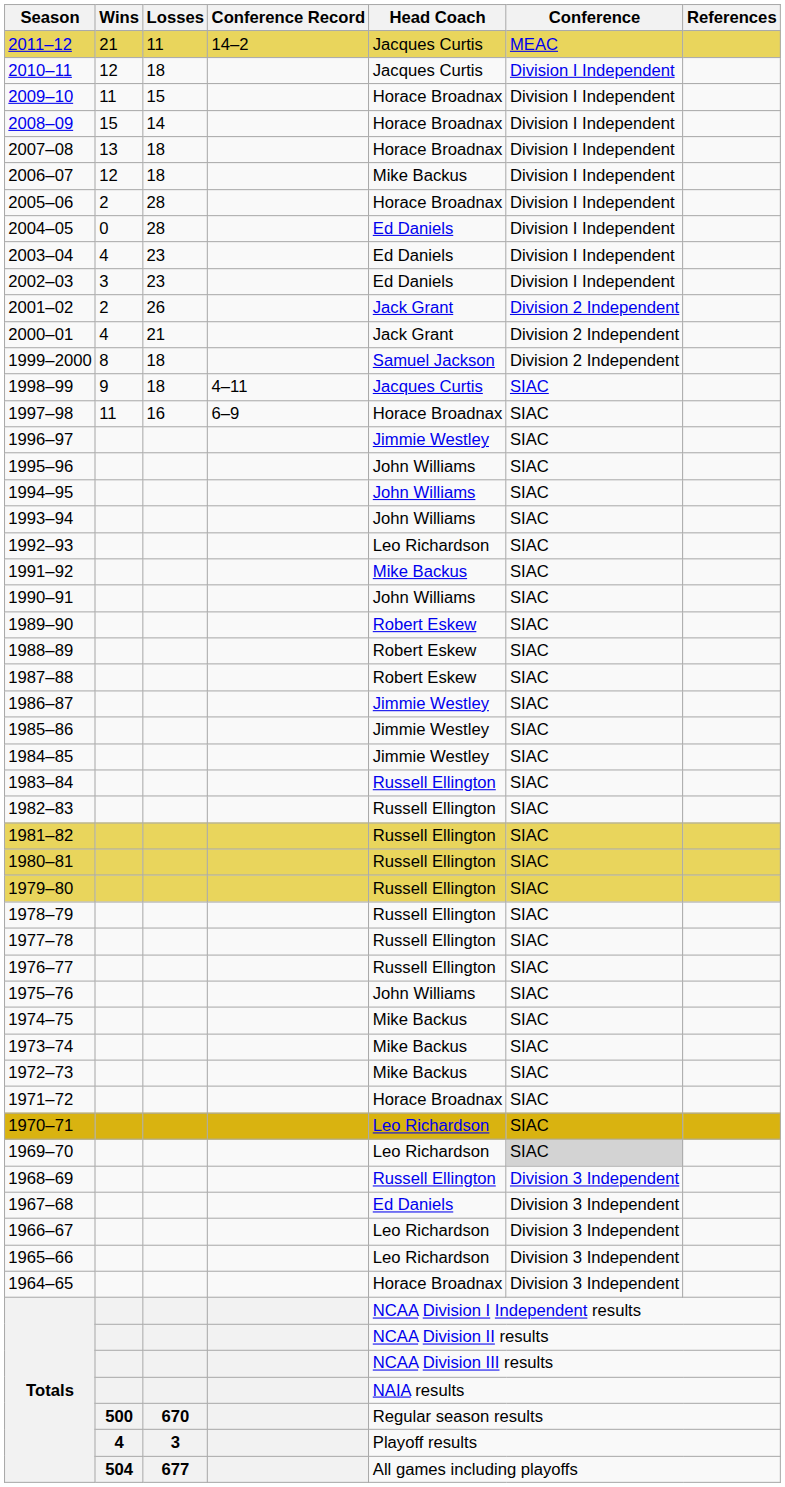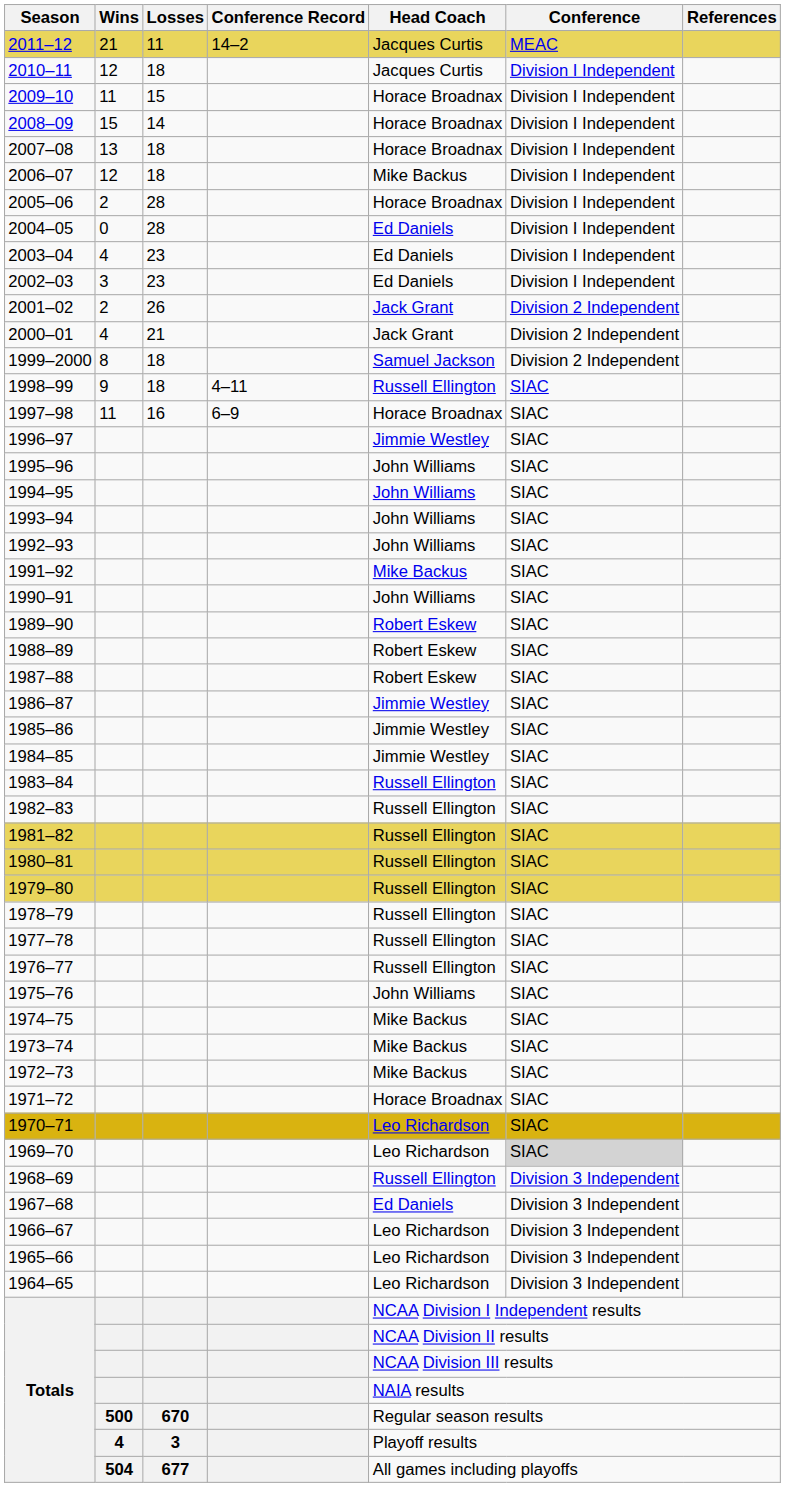(428, 387) Jacques Curtis -> (434, 387) Russell Ellington
(431, 545) Leo Richardson -> (424, 545) John Williams
(438, 1284) Horace Broadnax -> (431, 1284) Leo Richardson
